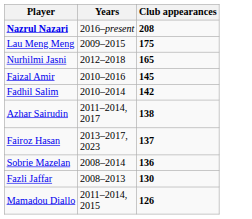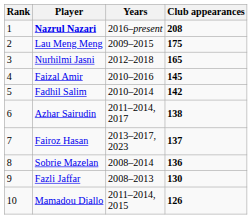+ column: (18, 12)
